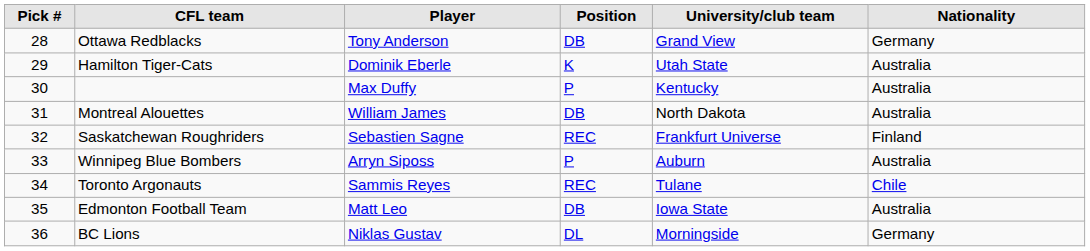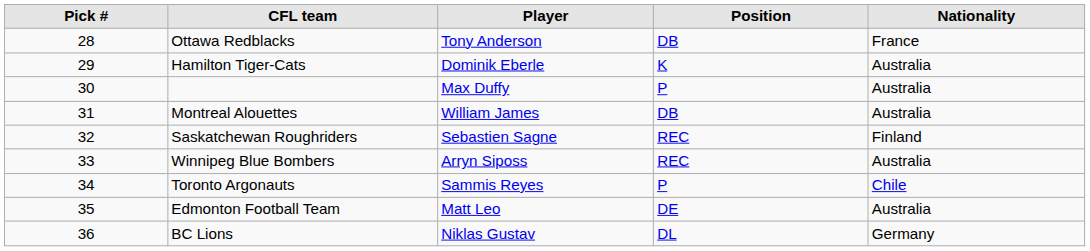- column: (760, 16)
(903, 40) Germany -> (895, 40) France
(569, 161) P -> (673, 161) REC
(580, 185) REC -> (662, 185) P
(574, 209) DB -> (668, 209) DE
